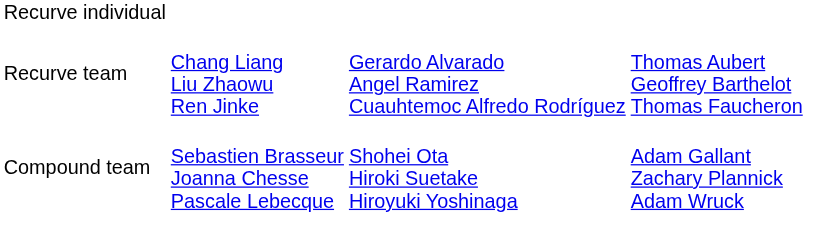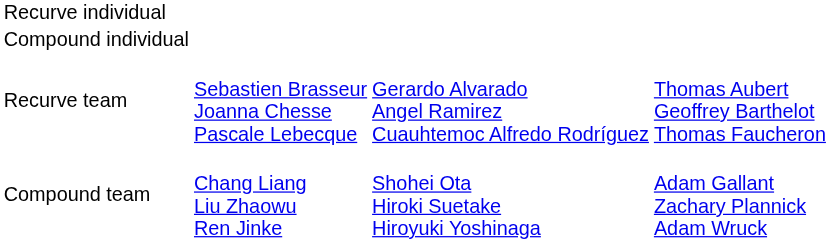+ row: (96, 40)
(227, 84) Chang Liang Liu Zhaowu Ren Jinke -> (281, 111) Sebastien Brasseur Joanna Chesse Pascale Lebecque
(257, 178) Sebastien Brasseur Joanna Chesse Pascale Lebecque -> (250, 206) Chang Liang Liu Zhaowu Ren Jinke
